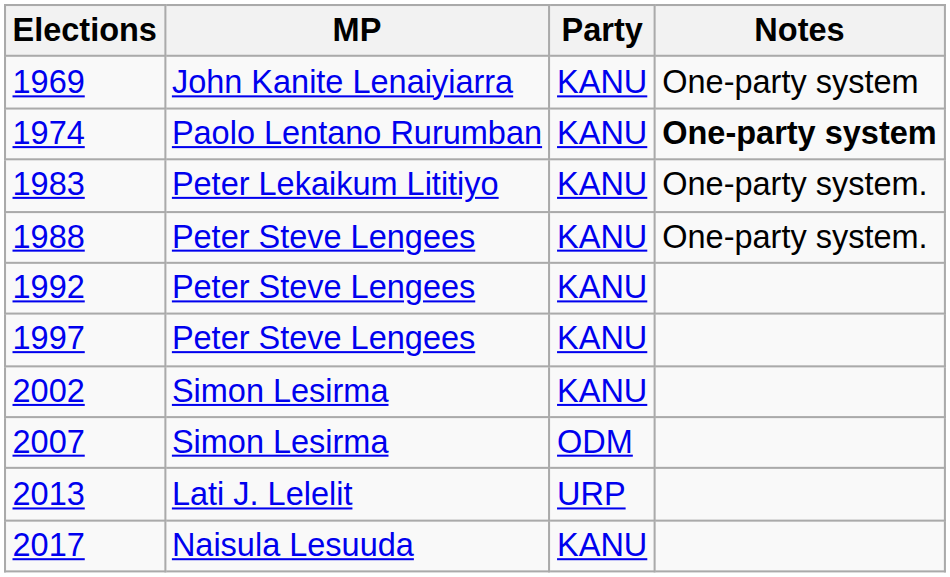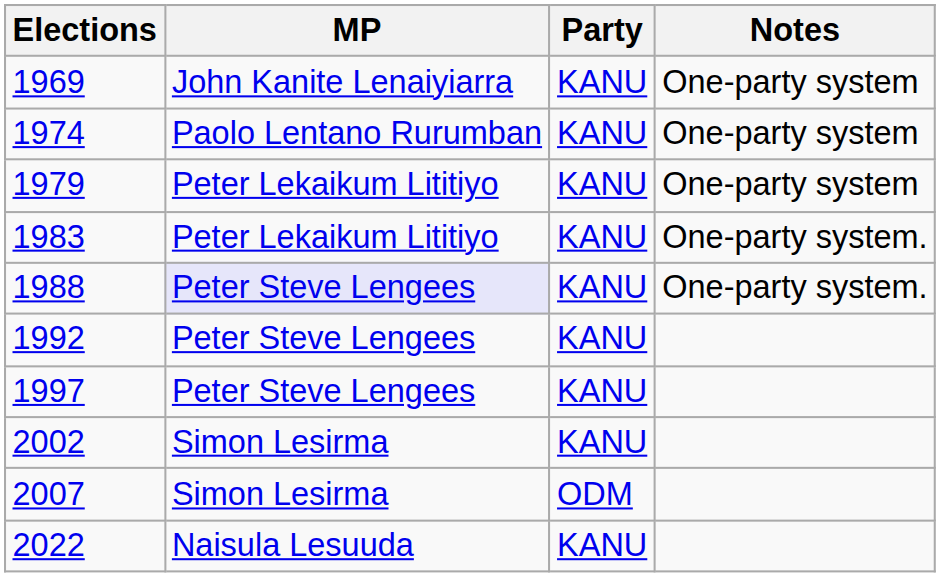(799, 133) bold -> (790, 133) normal
+ row: (49, 184)
(324, 236) no background -> (324, 287) lavender background
- row: (49, 493)
- row: (49, 545)
+ row: (49, 545)
